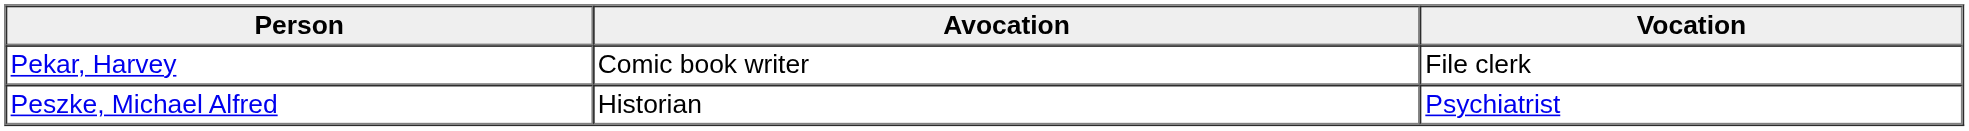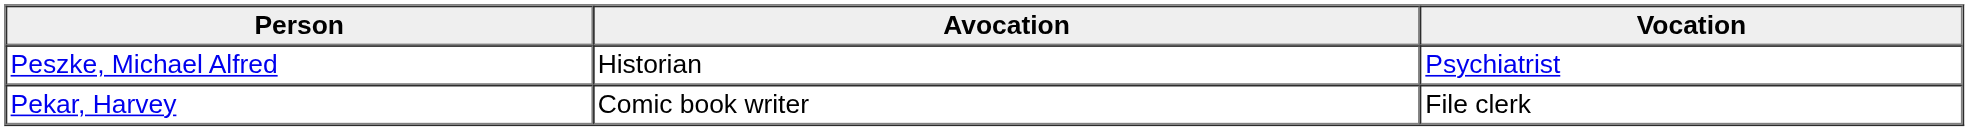rows swapped: (144, 104) <-> (93, 64)
